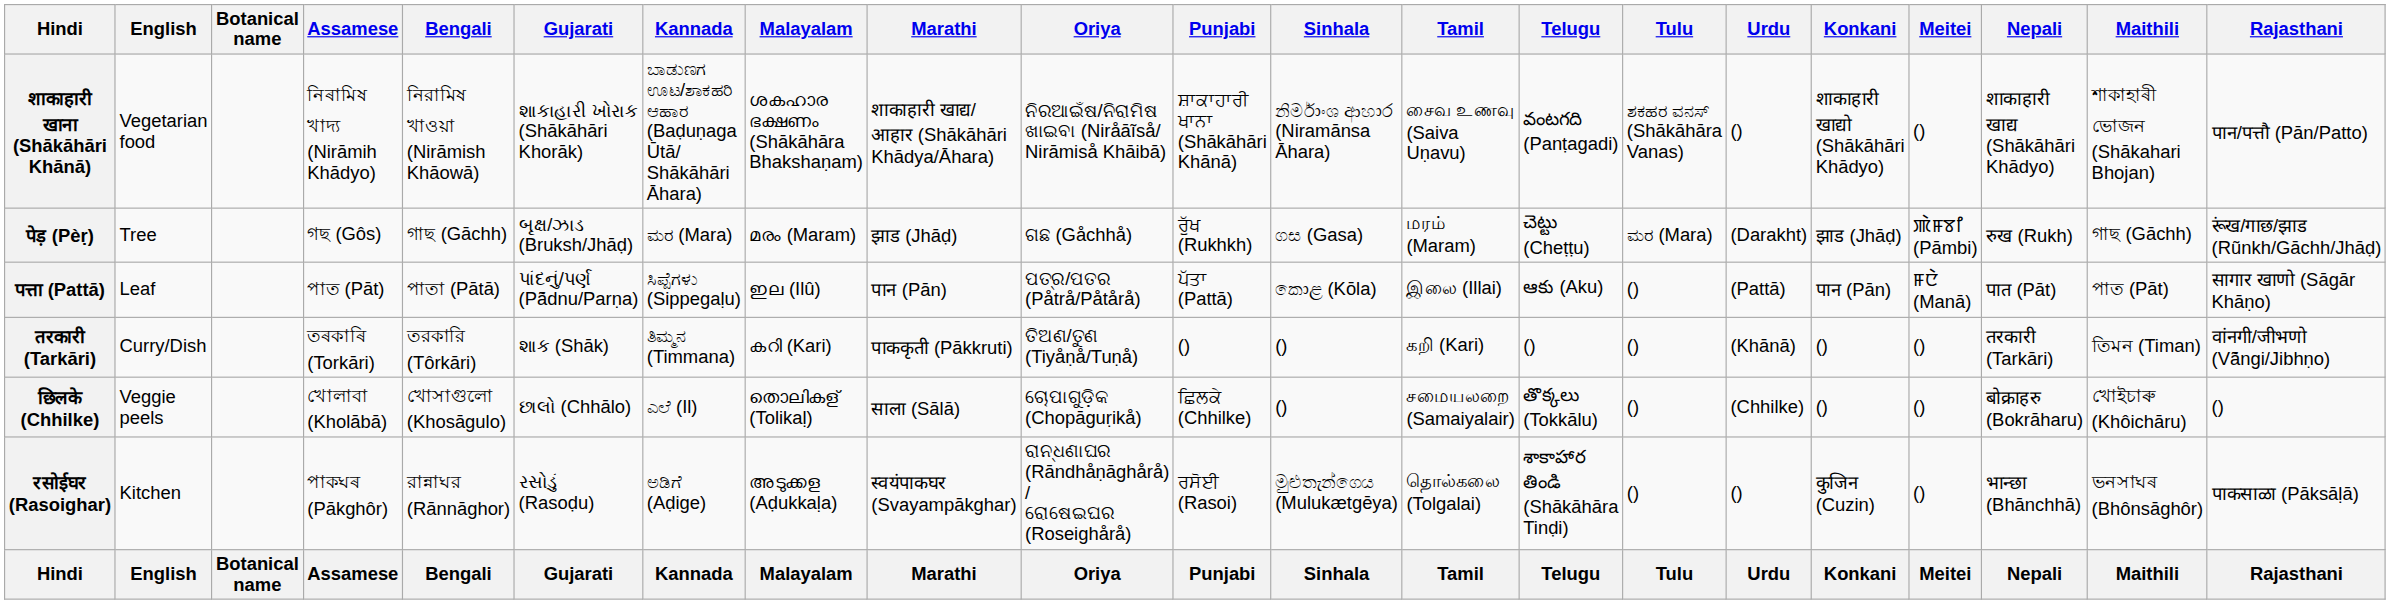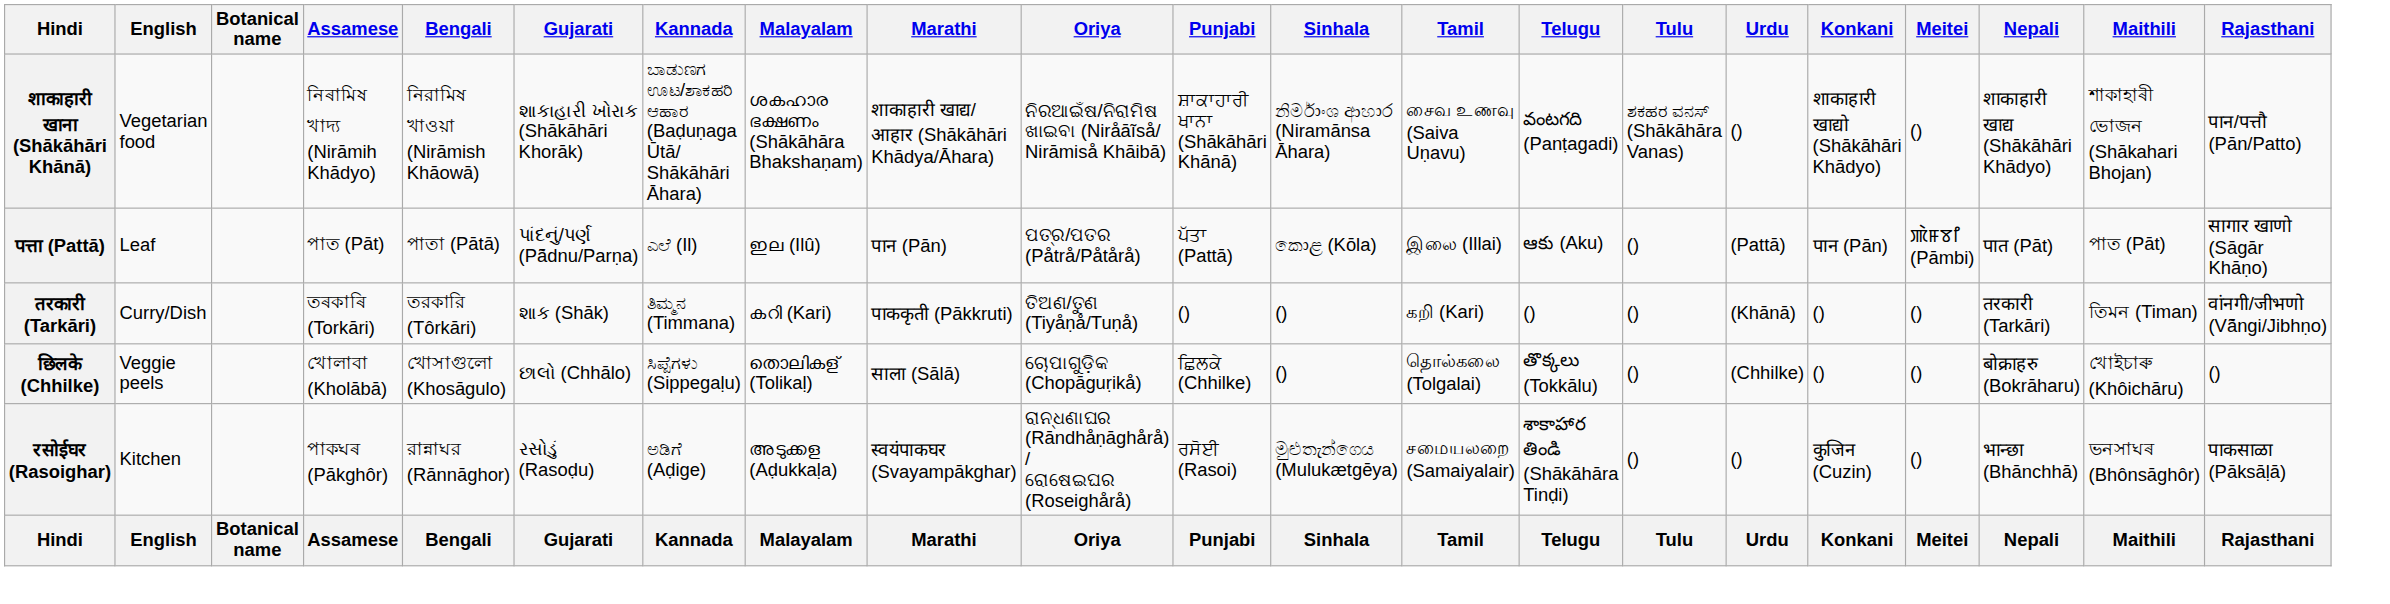- row: (60, 236)
(694, 289) ಸಿಪ್ಪೆಗಳು (Sippegaḷu) -> (672, 245) ಎಲೆ (Il)
(1942, 291) ꯝꯅꯥ (Manā) -> (1942, 247) ꯄꯥꯝꯕꯤ (Pāmbi)
(672, 407) ಎಲೆ (Il) -> (694, 373) ಸಿಪ್ಪೆಗಳು (Sippegaḷu)
(1461, 407) சமையலறை (Samaiyalair) -> (1453, 373) தொல்கலை (Tolgalai)
(1453, 493) தொல்கலை (Tolgalai) -> (1461, 459) சமையலறை (Samaiyalair)
